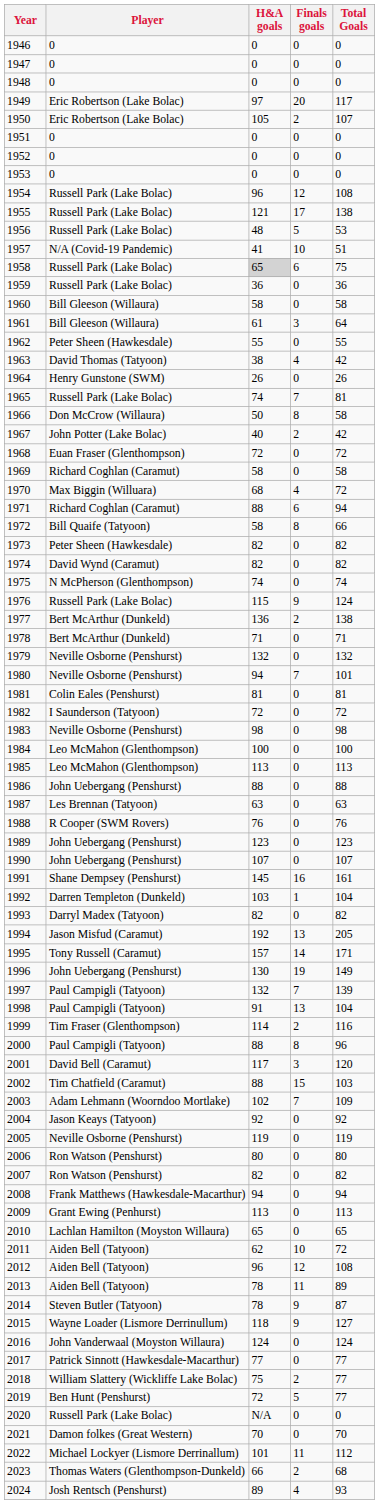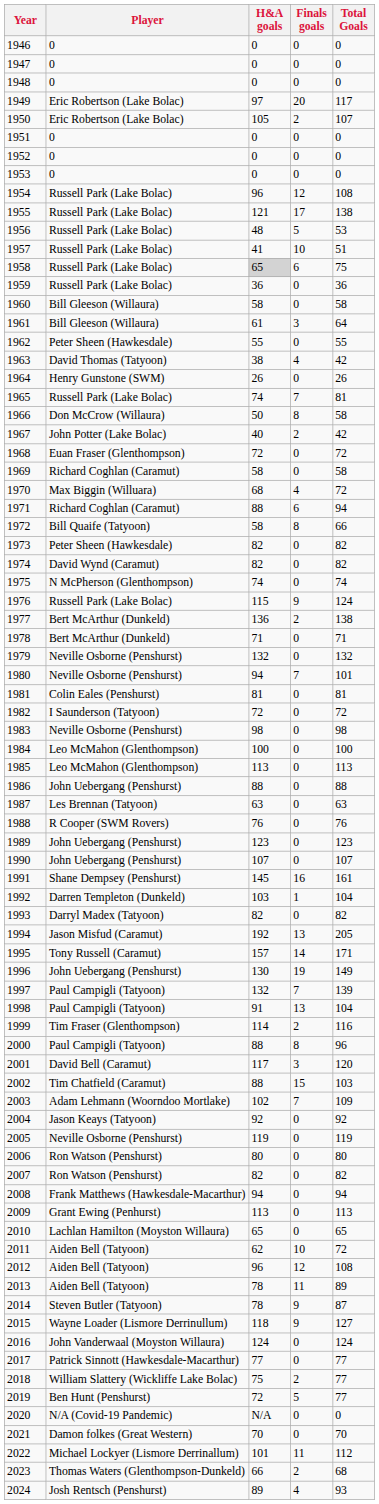(111, 249) N/A (Covid-19 Pandemic) -> (110, 249) Russell Park (Lake Bolac)
(110, 1416) Russell Park (Lake Bolac) -> (111, 1416) N/A (Covid-19 Pandemic)
